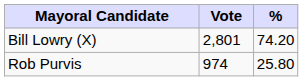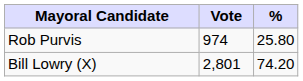rows swapped: (52, 40) <-> (45, 64)
